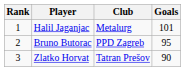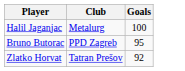- column: (18, 12)
(166, 27) 101 -> (139, 27) 100
(166, 58) 90 -> (139, 58) 92
